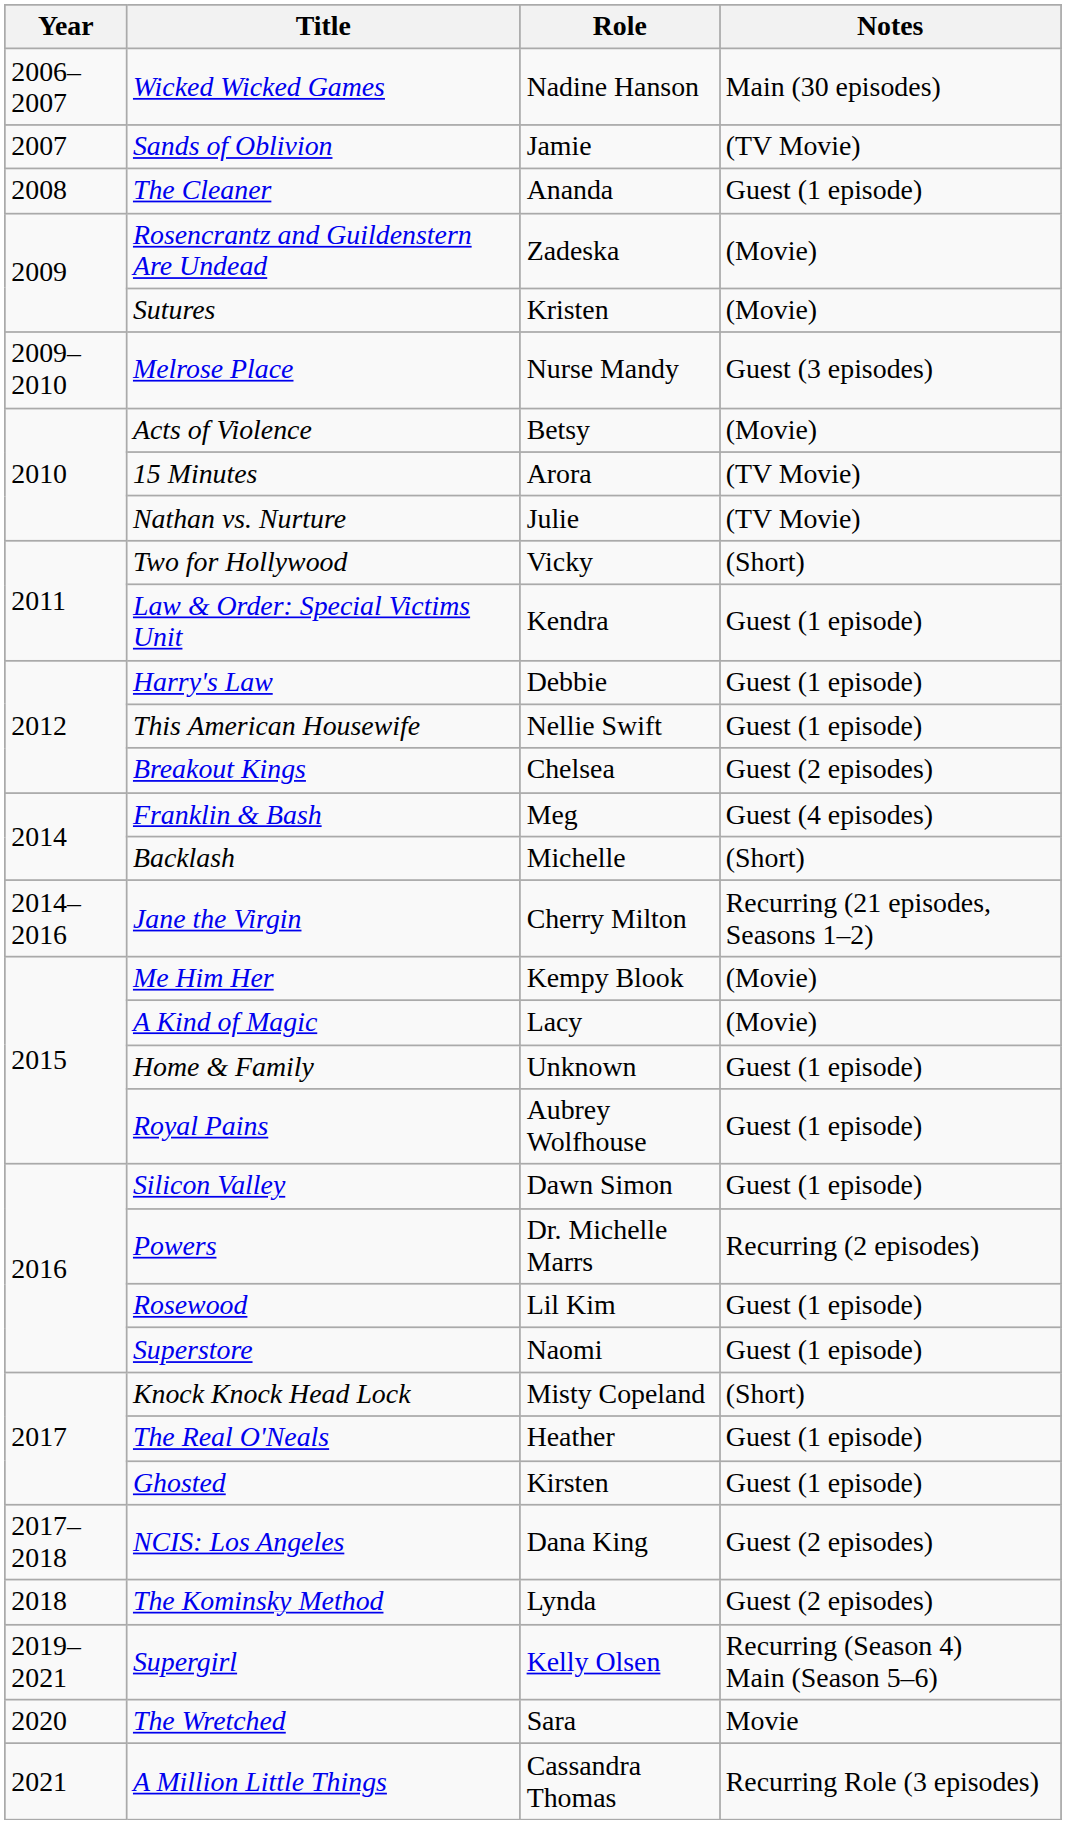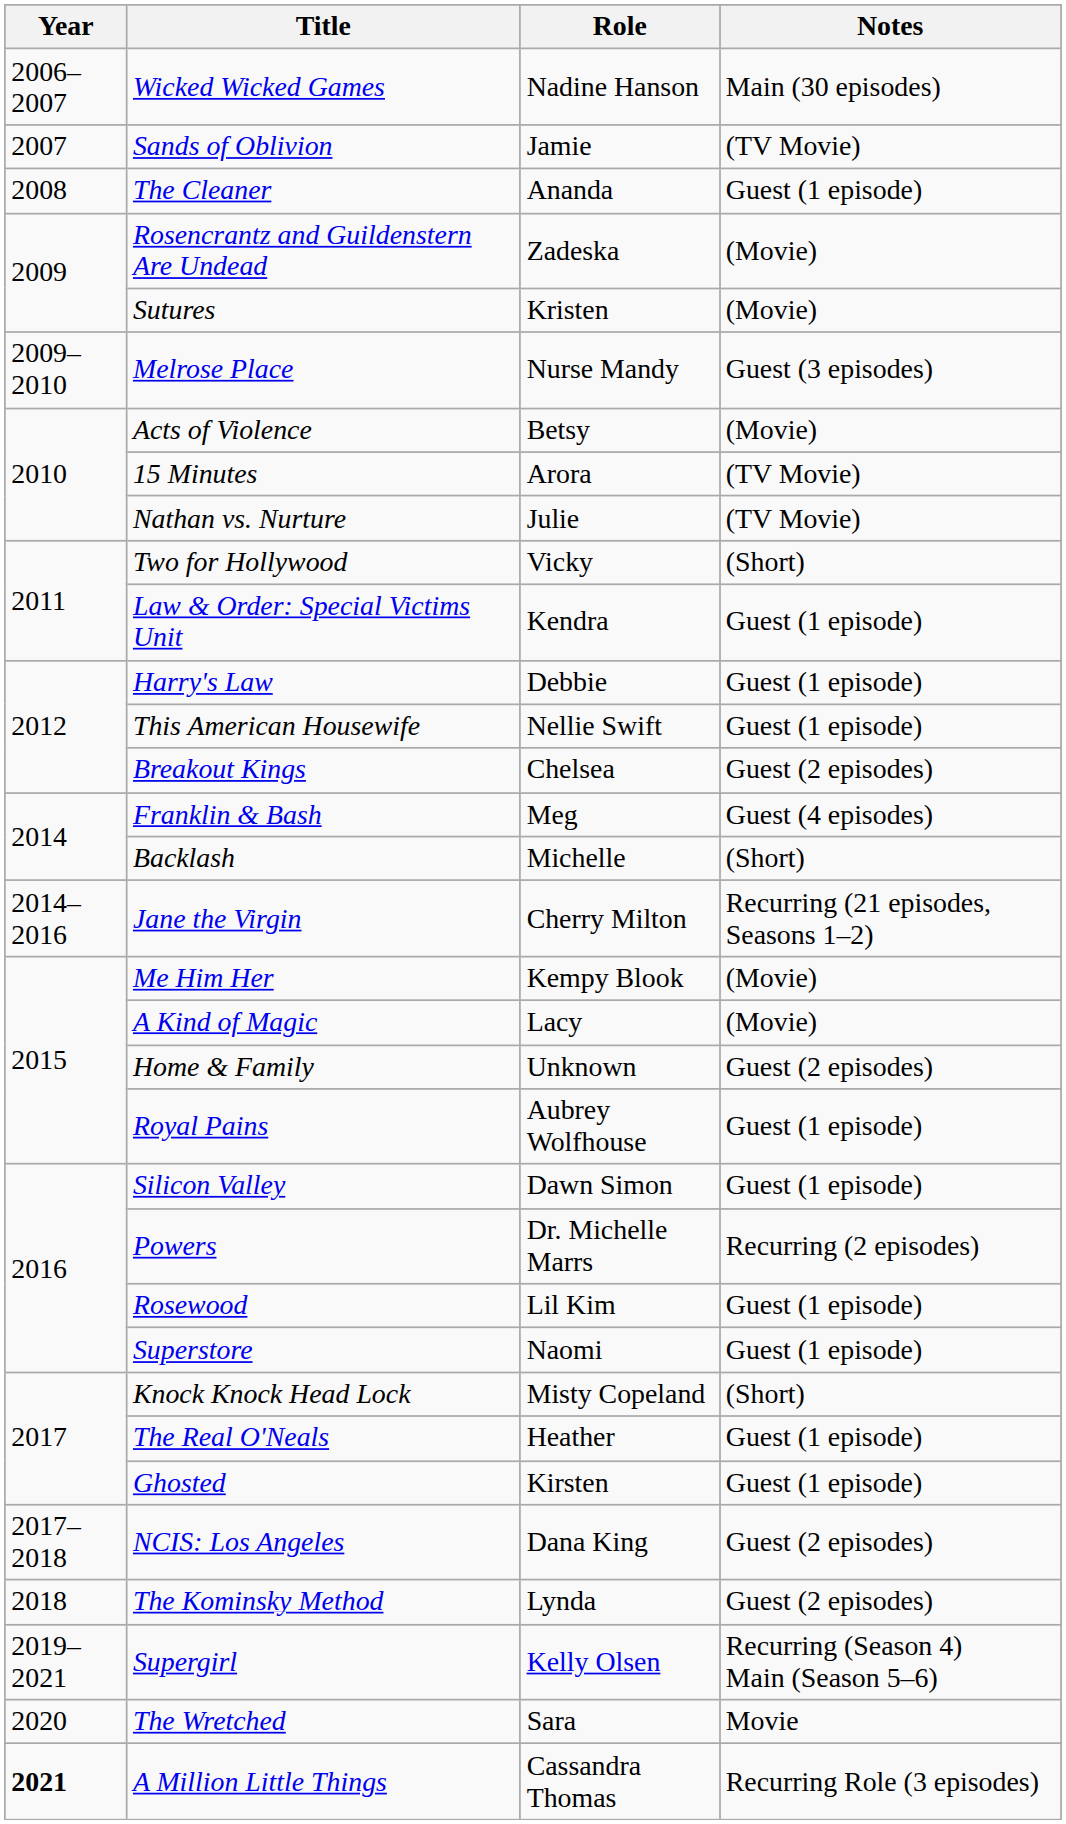(824, 1066) Guest (1 episode) -> (829, 1066) Guest (2 episodes)
(39, 1781) normal -> (39, 1781) bold
